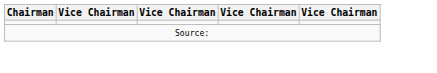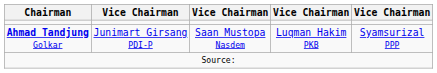+ row: (48, 38)
